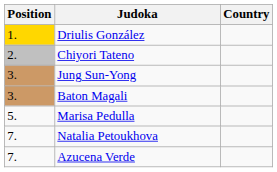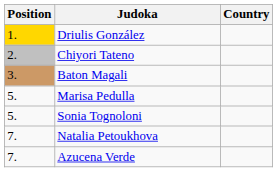- row: (97, 75)
+ row: (100, 116)
